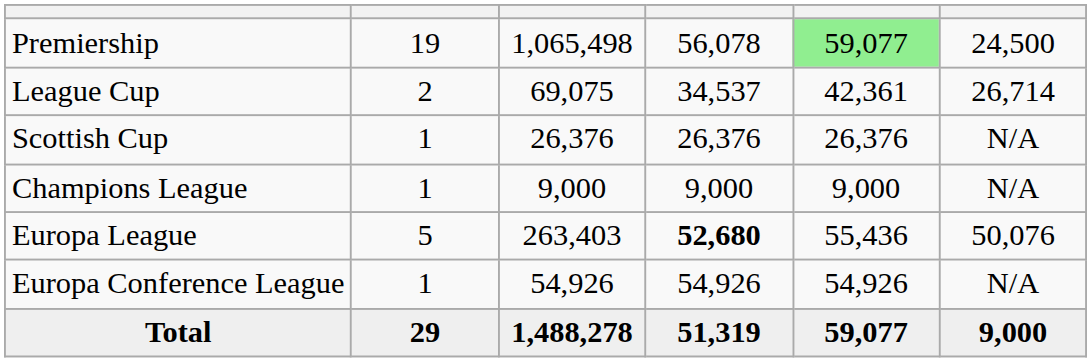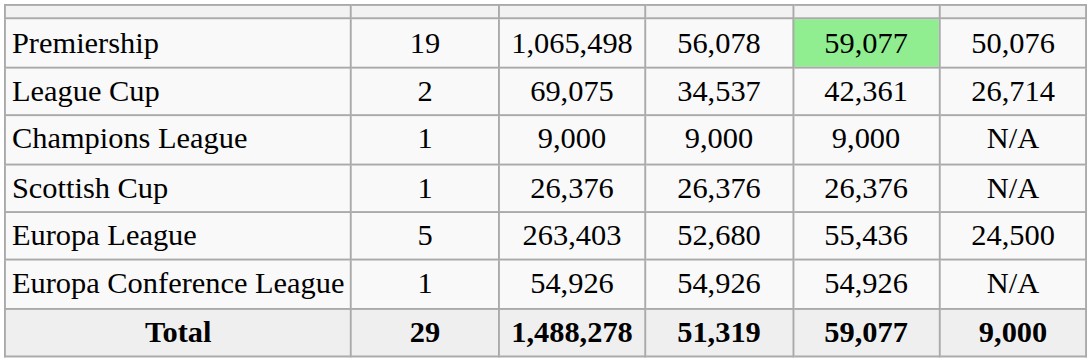(1013, 42) 24,500 -> (1013, 42) 50,076
rows swapped: (90, 139) <-> (130, 187)
(719, 235) bold -> (719, 235) normal
(1013, 235) 50,076 -> (1013, 235) 24,500
